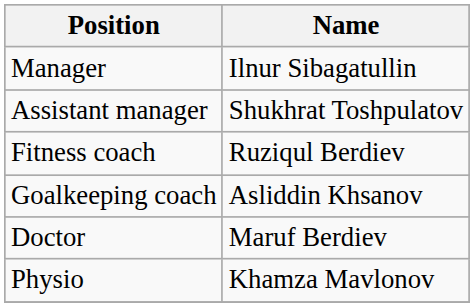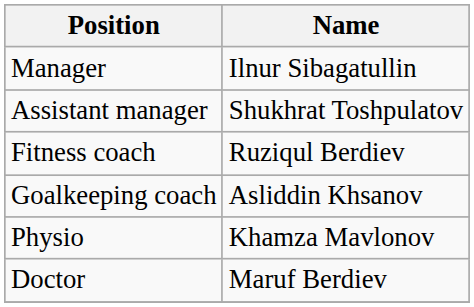rows swapped: (48, 237) <-> (47, 279)
